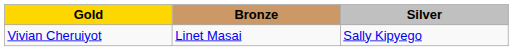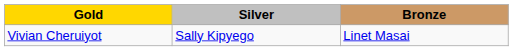columns swapped: (424, 14) <-> (256, 14)
